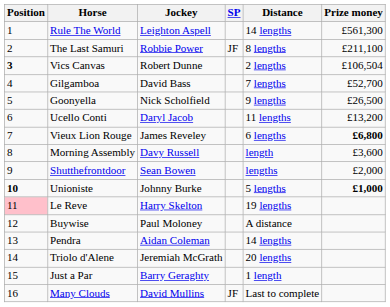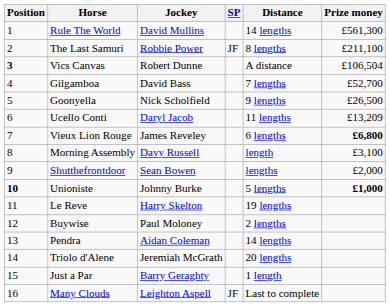(175, 30) Leighton Aspell -> (172, 30) David Mullins
(266, 65) 2 lengths -> (269, 65) A distance
(365, 118) £13,200 -> (365, 118) £13,209
(368, 153) £3,600 -> (368, 153) £3,100
(12, 205) pink background -> (12, 205) no background
(269, 223) A distance -> (266, 223) 2 lengths
(172, 293) David Mullins -> (175, 293) Leighton Aspell
